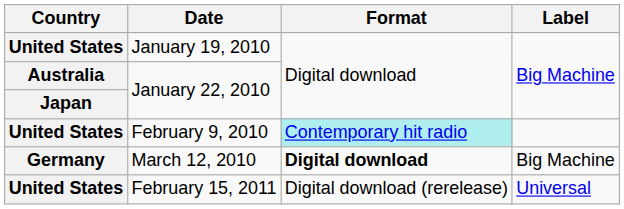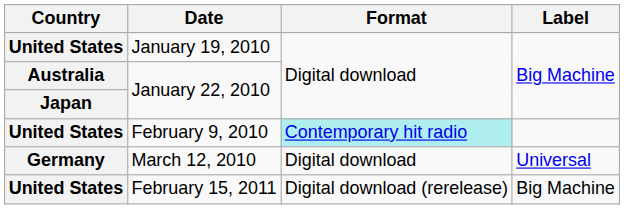(357, 160) bold -> (351, 160) normal
(566, 160) Big Machine -> (554, 160) Universal
(554, 189) Universal -> (566, 189) Big Machine
